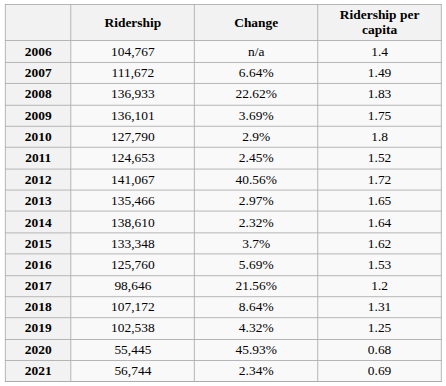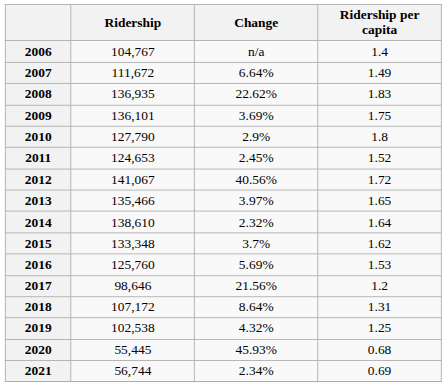(133, 94) 136,933 -> (133, 94) 136,935
(256, 200) 2.97% -> (256, 200) 3.97%
